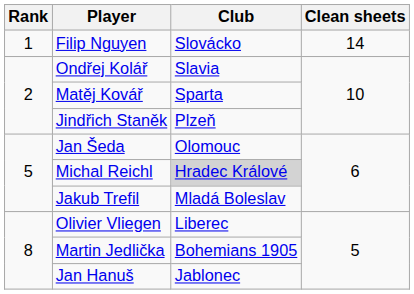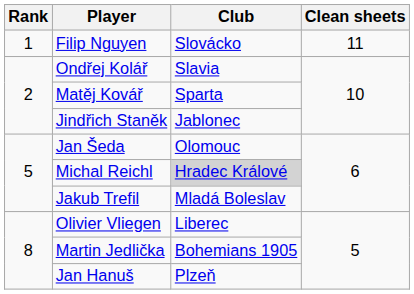(355, 43) 14 -> (355, 43) 11
(195, 120) Plzeň -> (207, 120) Jablonec
(207, 276) Jablonec -> (195, 276) Plzeň
